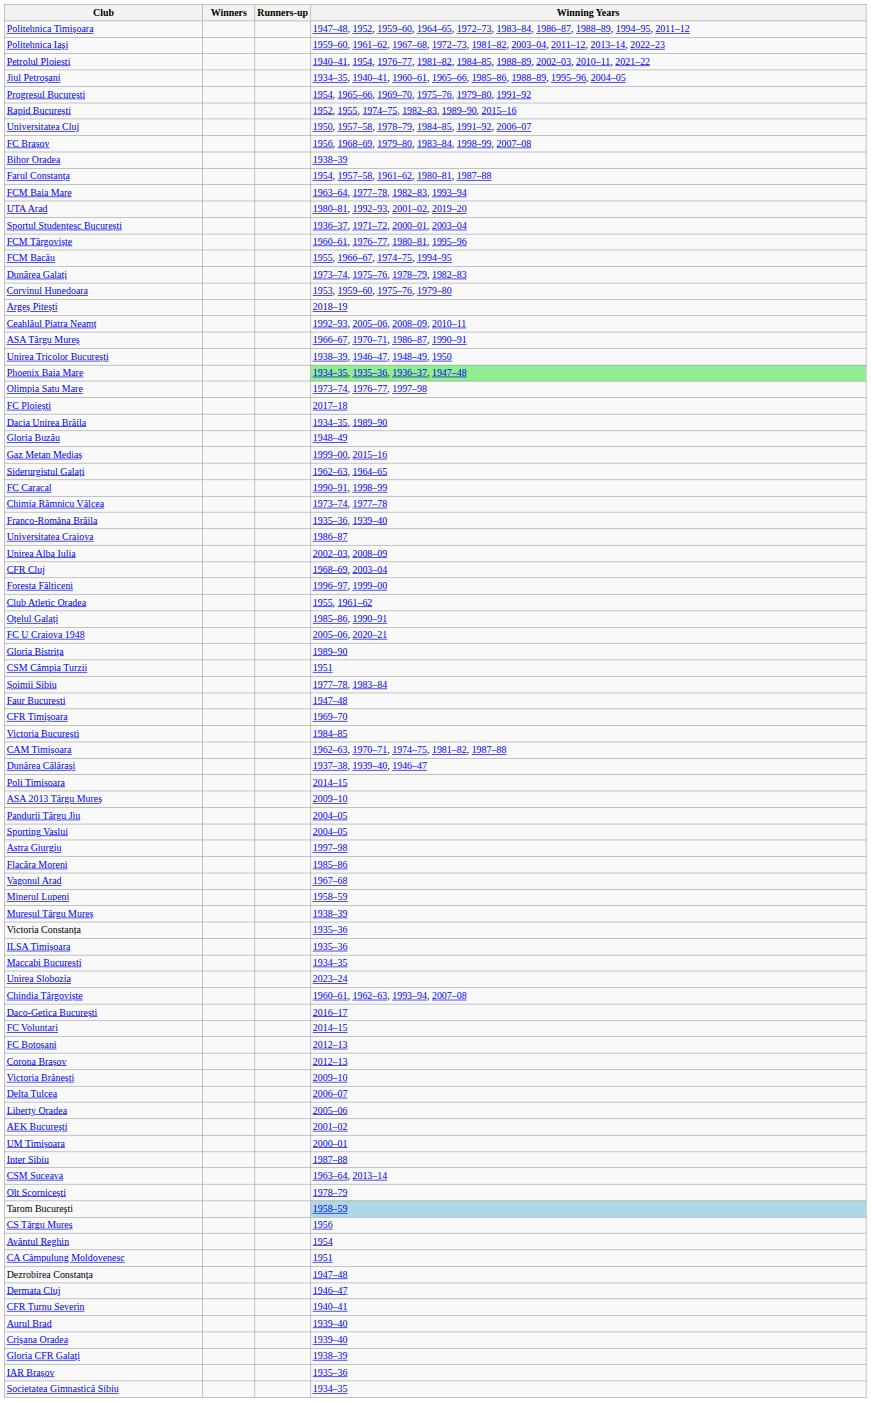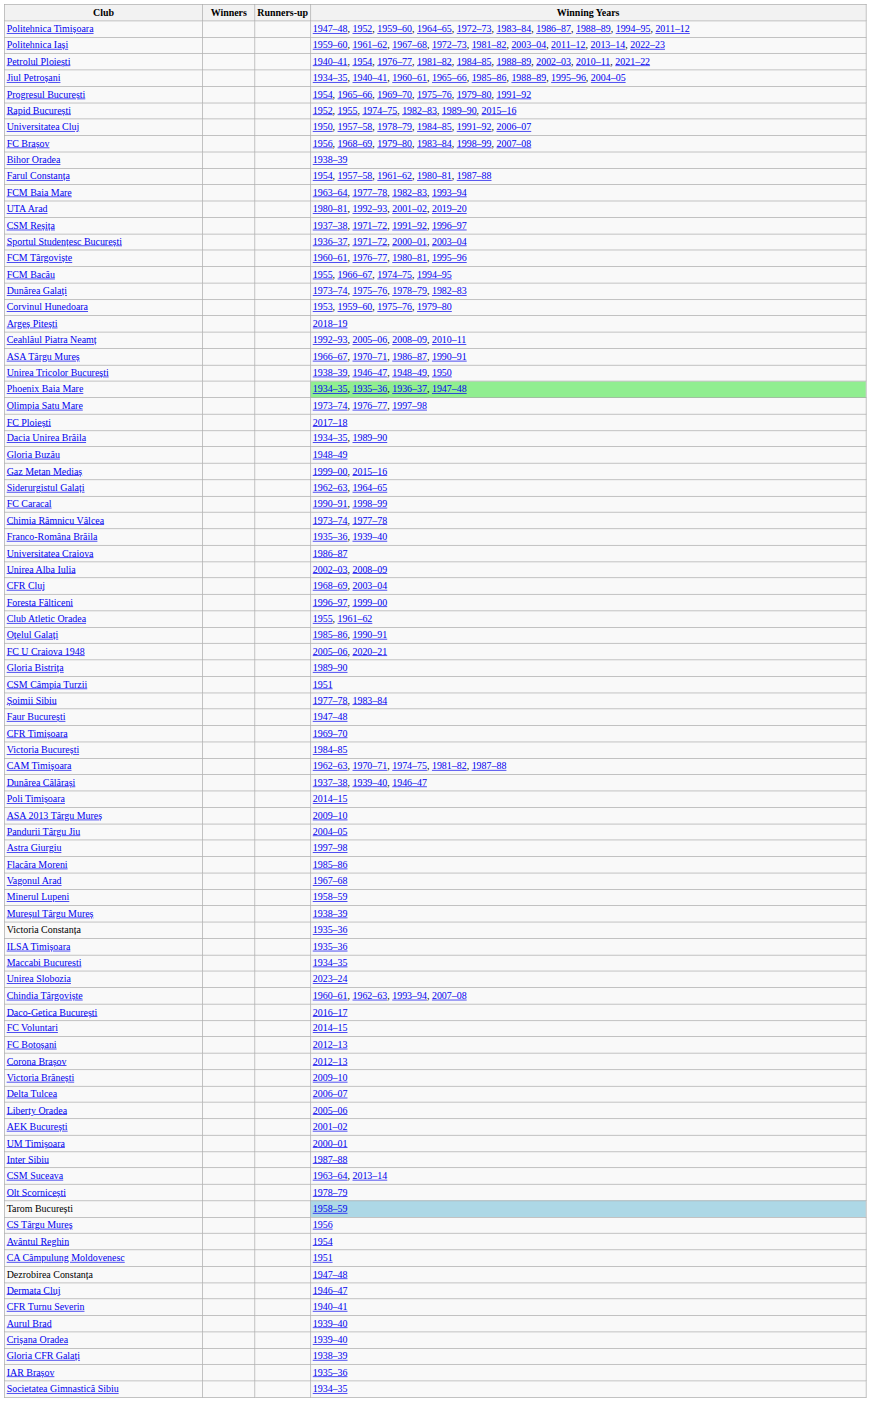+ row: (31, 226)
- row: (37, 832)
